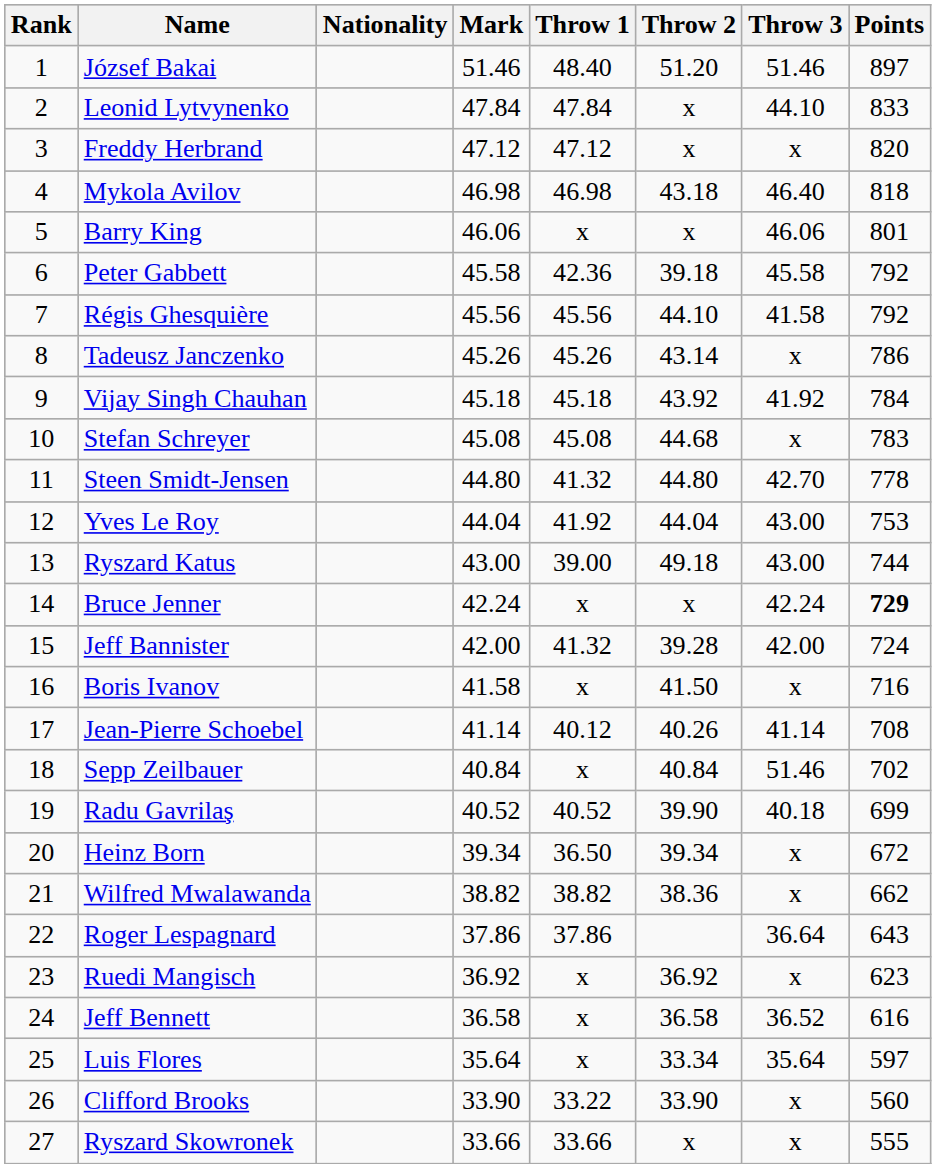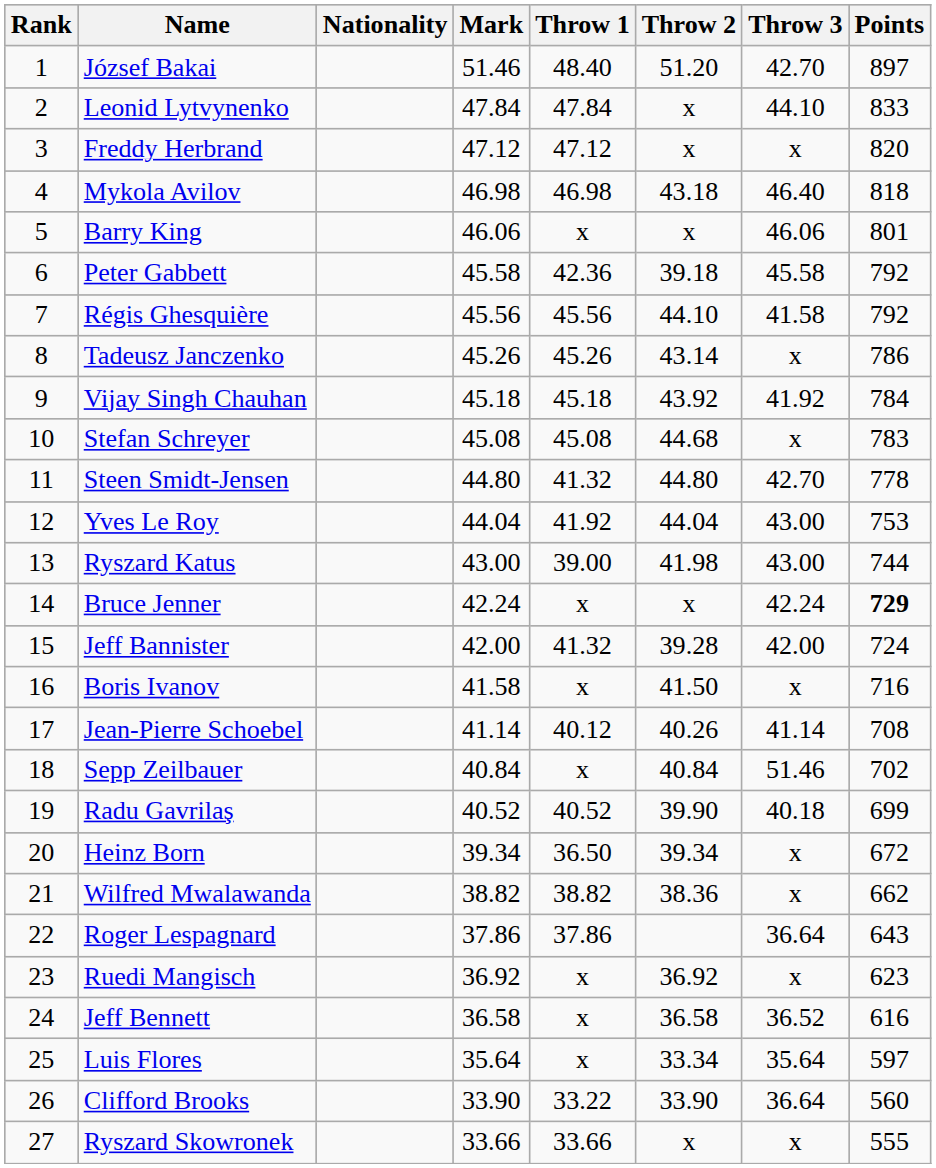(795, 66) 51.46 -> (795, 66) 42.70
(689, 562) 49.18 -> (689, 562) 41.98
(795, 1100) x -> (795, 1100) 36.64
